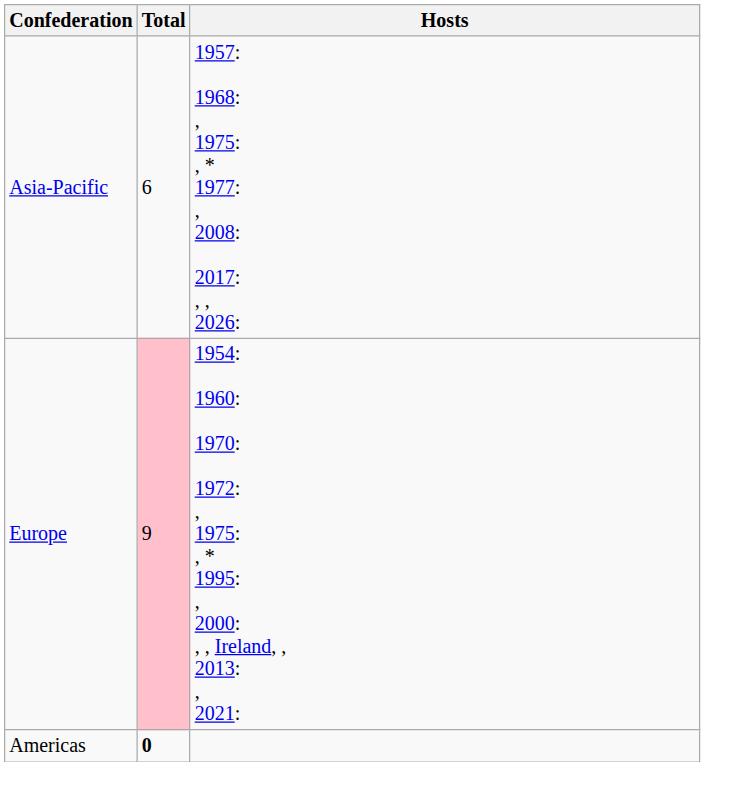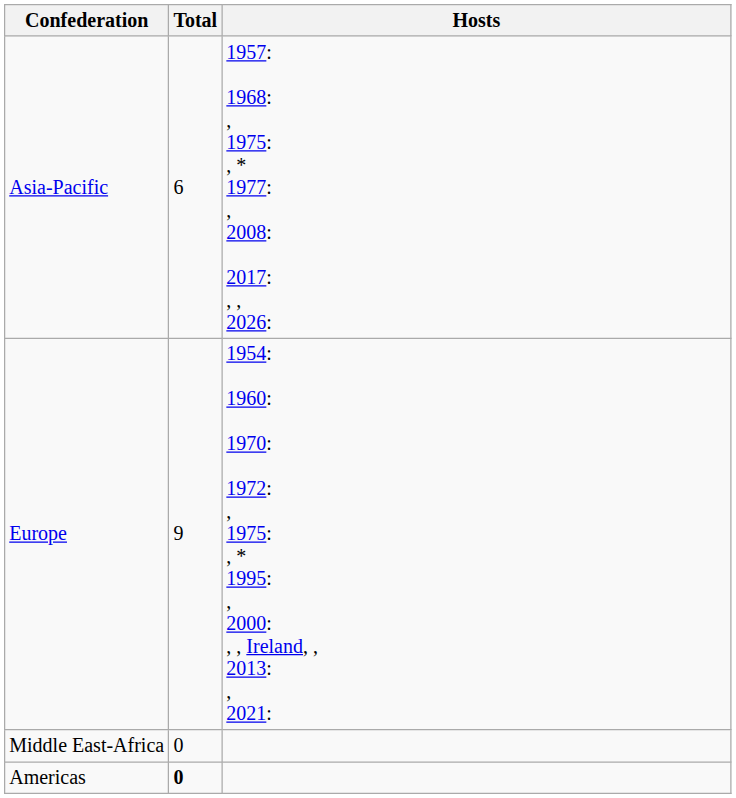(147, 533) pink background -> (178, 533) no background
+ row: (87, 745)
